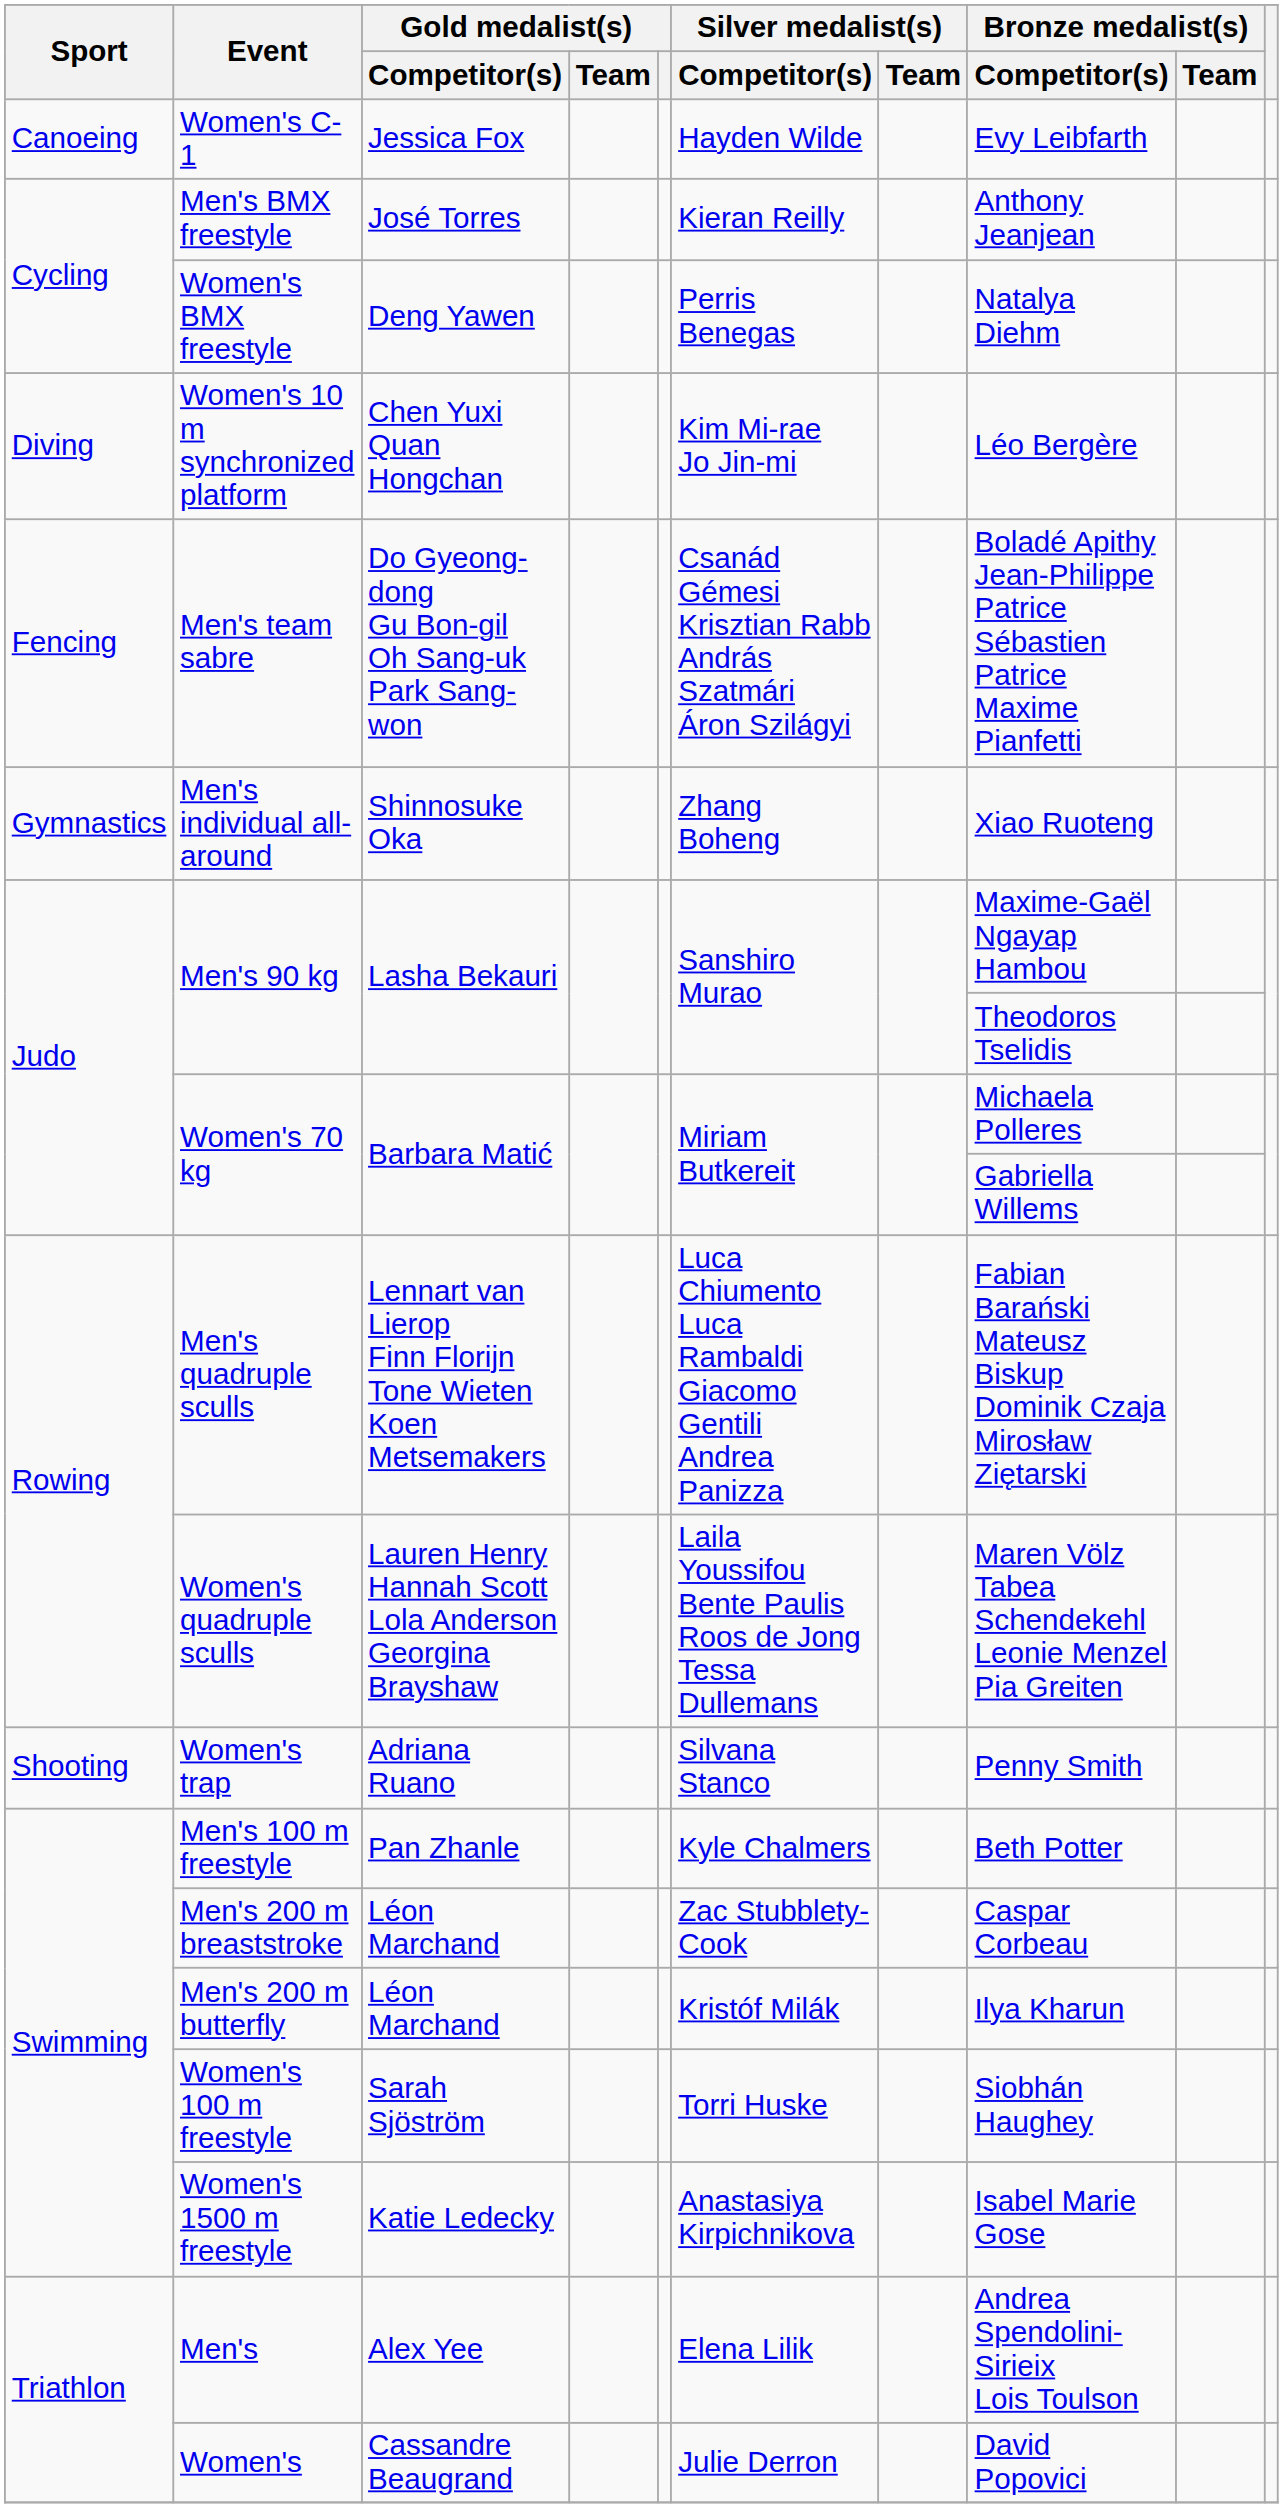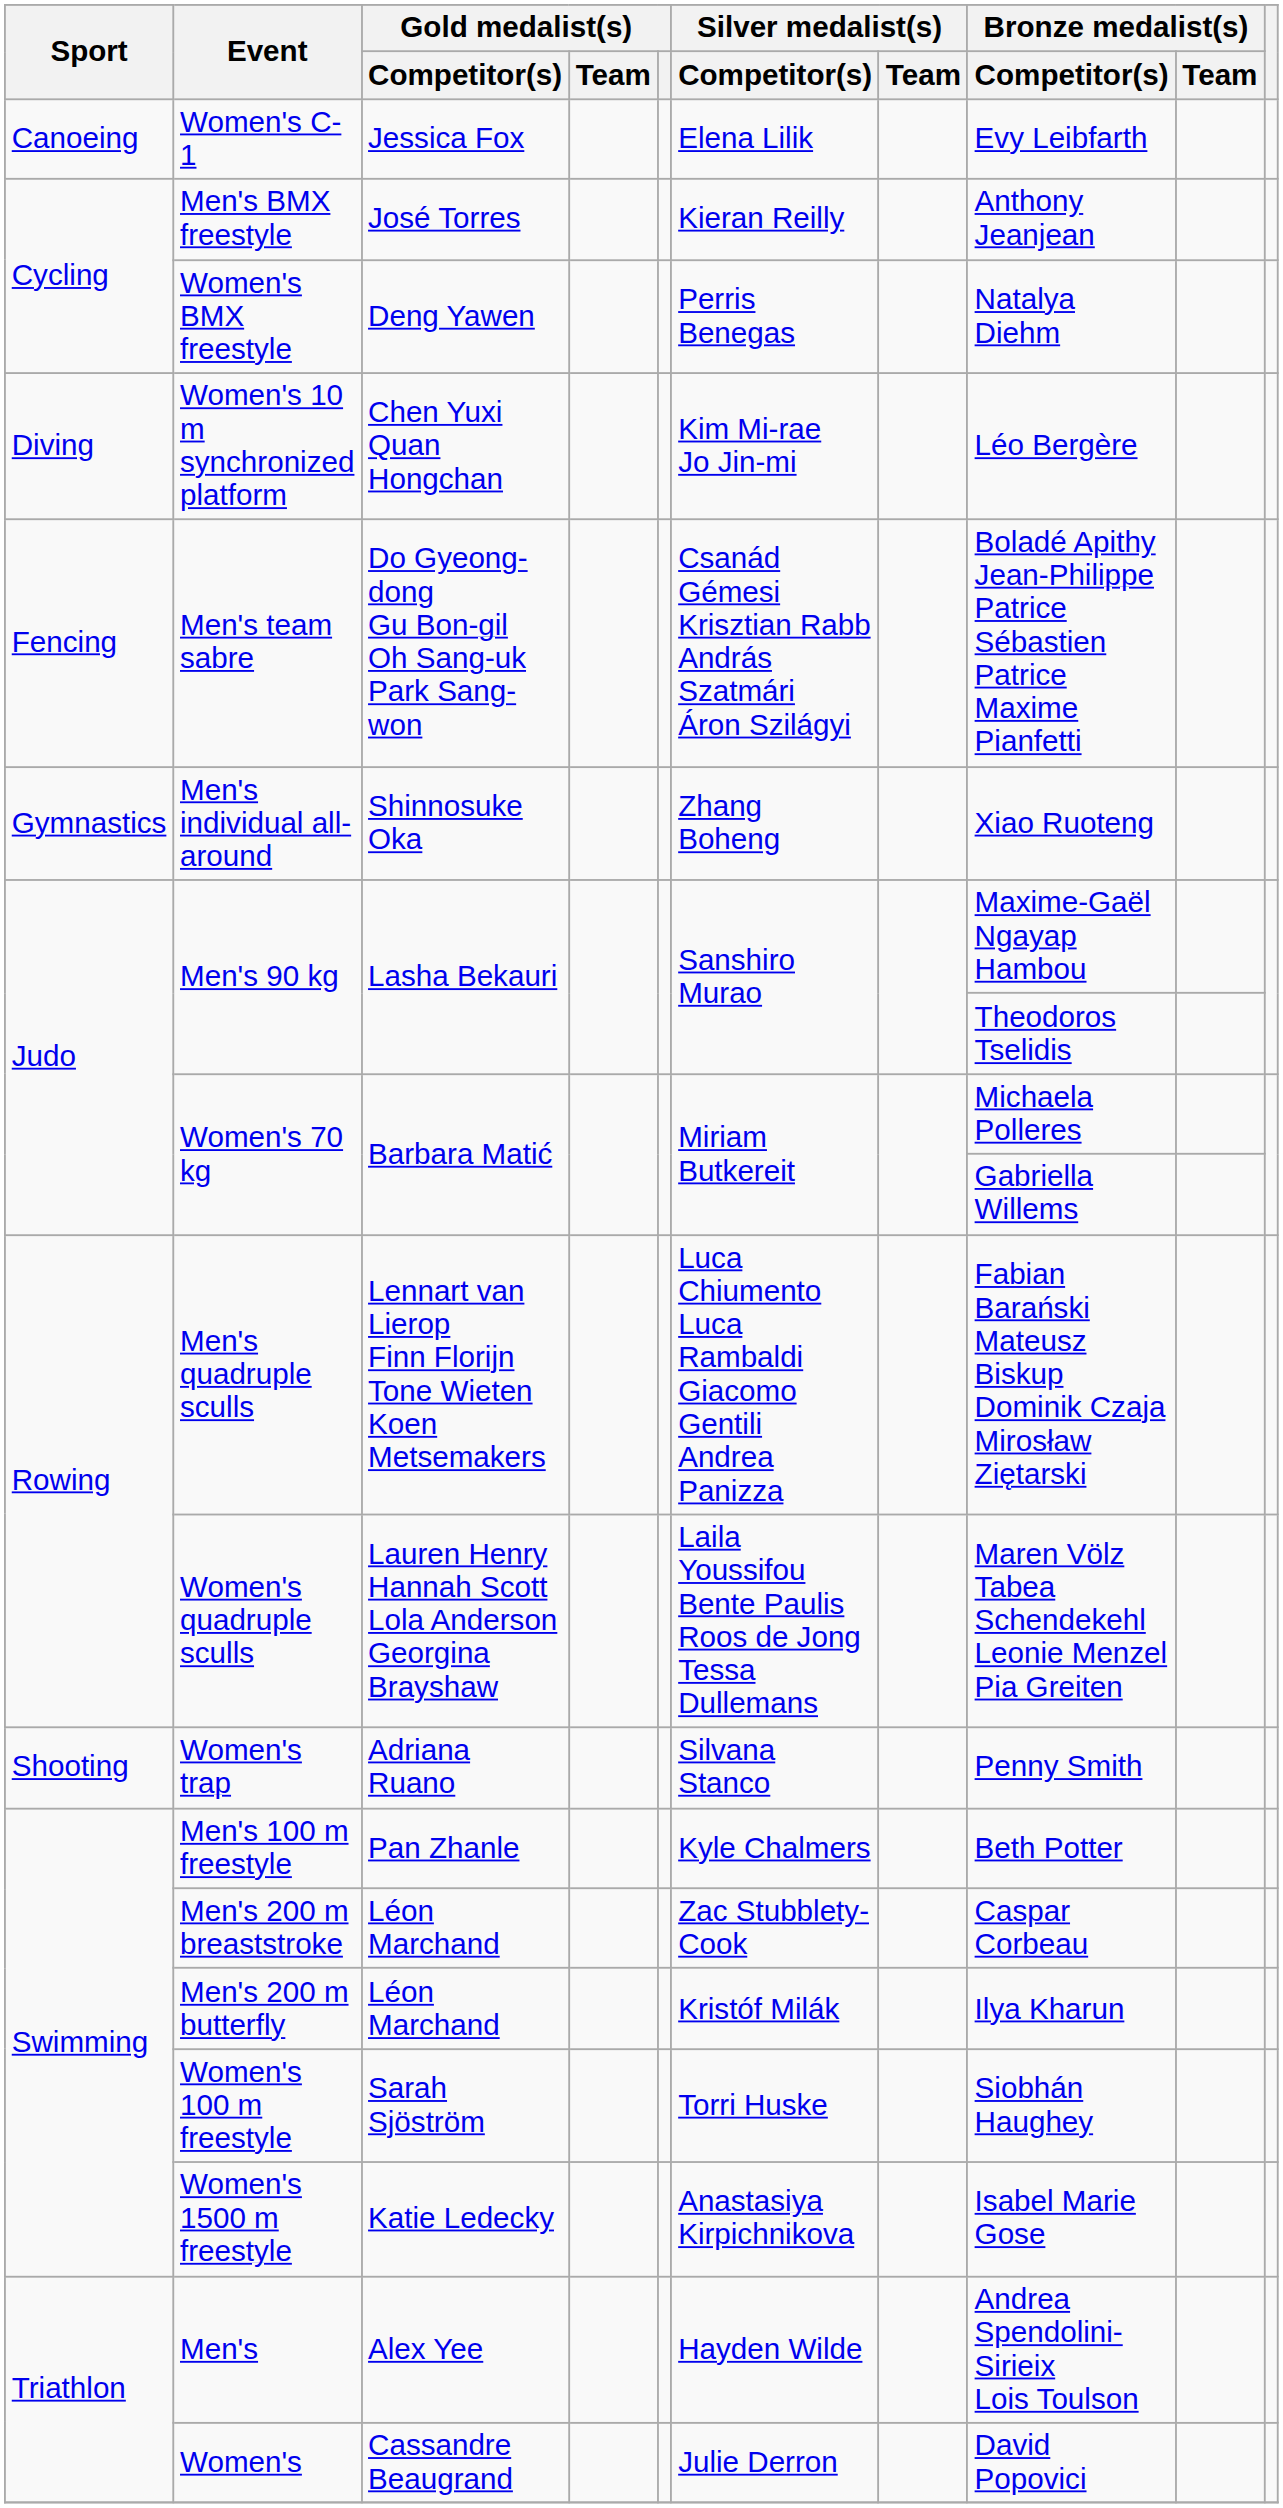(770, 138) Hayden Wilde -> (746, 138) Elena Lilik
(746, 2348) Elena Lilik -> (770, 2348) Hayden Wilde
